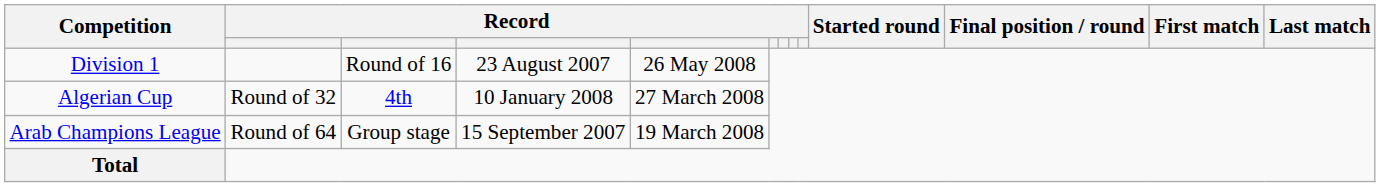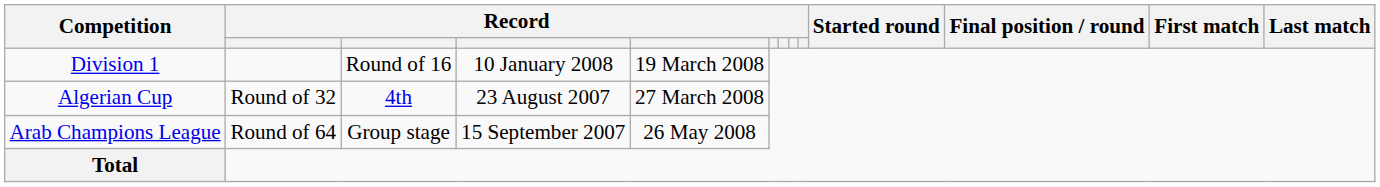(543, 64) 23 August 2007 -> (543, 64) 10 January 2008
(700, 64) 26 May 2008 -> (700, 64) 19 March 2008
(543, 97) 10 January 2008 -> (543, 97) 23 August 2007
(700, 131) 19 March 2008 -> (700, 131) 26 May 2008
